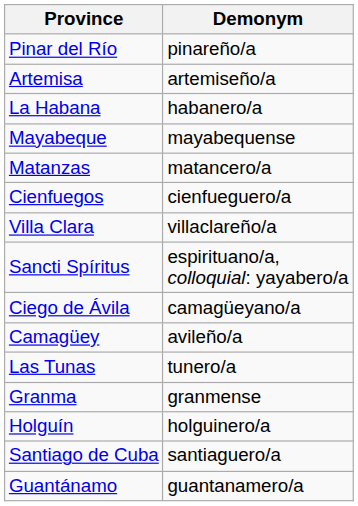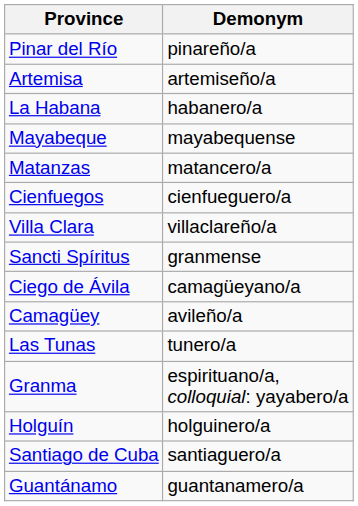(258, 267) espirituano/a, colloquial: yayabero/a -> (214, 256) granmense
(214, 396) granmense -> (258, 386) espirituano/a, colloquial: yayabero/a
